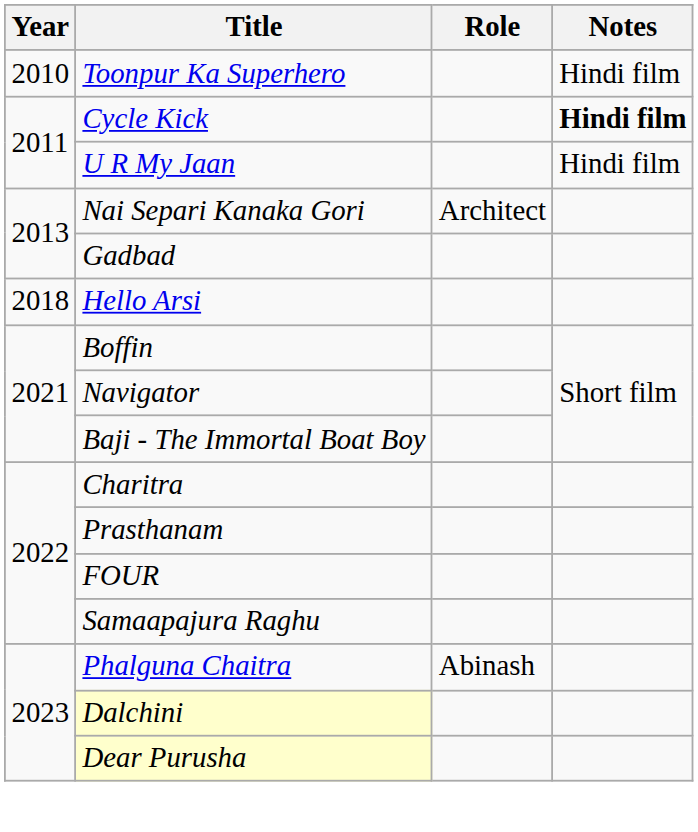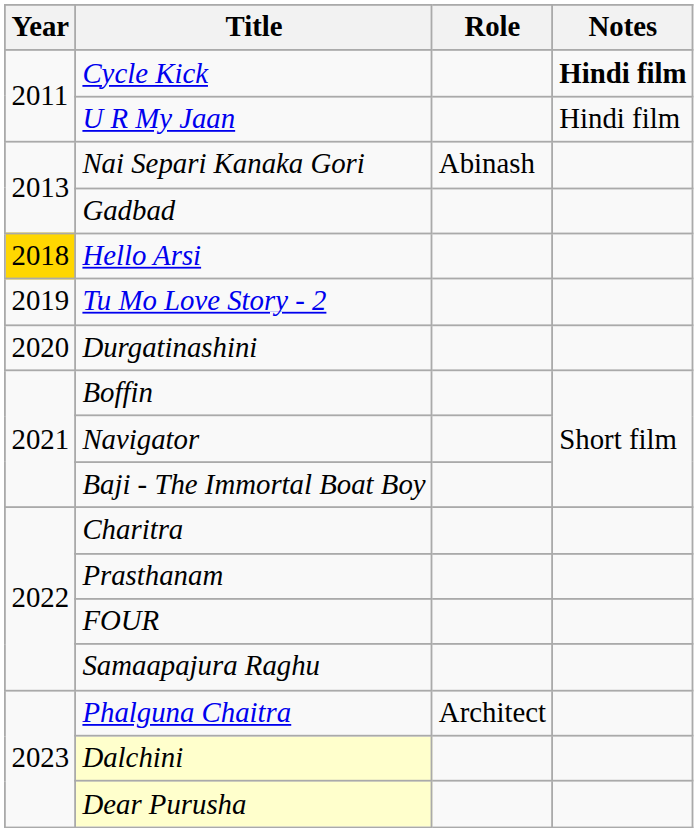- row: (214, 73)
(492, 210) Architect -> (487, 164) Abinash
(40, 301) no background -> (40, 255) gold background
+ row: (204, 301)
+ row: (170, 347)
(487, 666) Abinash -> (492, 712) Architect
